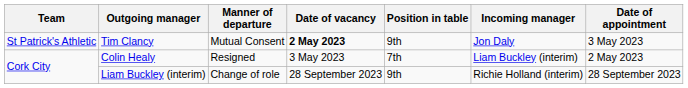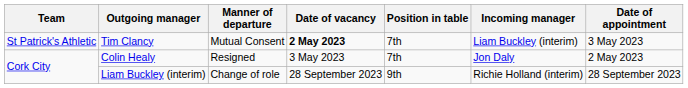(394, 41) 9th -> (394, 41) 7th
(494, 41) Jon Daly -> (526, 41) Liam Buckley (interim)
(526, 58) Liam Buckley (interim) -> (494, 58) Jon Daly
